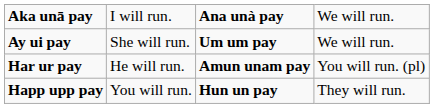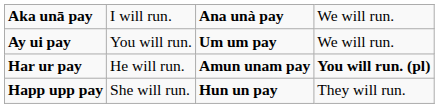(150, 41) She will run. -> (151, 41) You will run.
(371, 66) normal -> (374, 66) bold
(151, 90) You will run. -> (150, 90) She will run.
